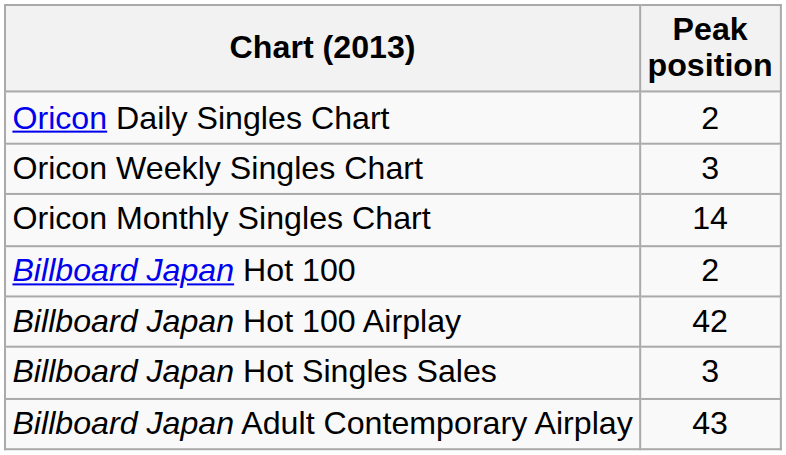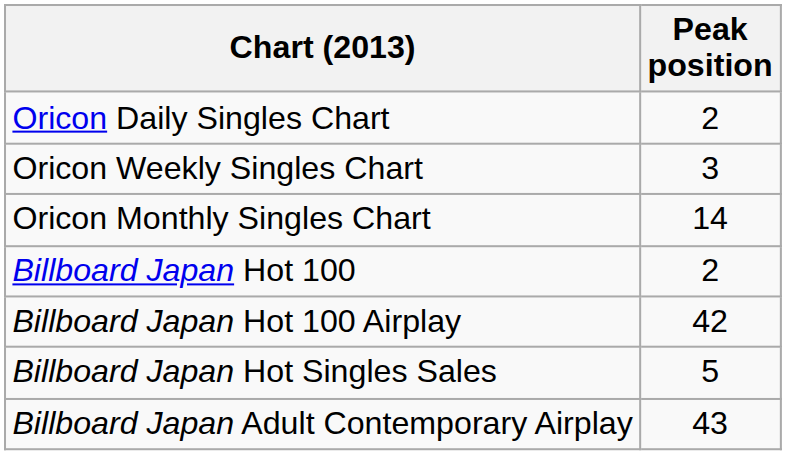(710, 372) 3 -> (710, 372) 5
